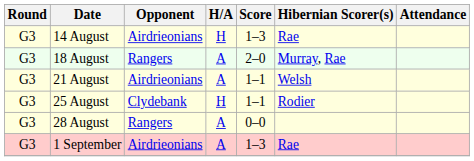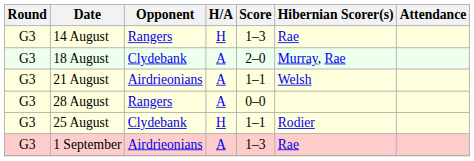(165, 36) Airdrieonians -> (150, 36) Rangers
(150, 58) Rangers -> (157, 58) Clydebank
rows swapped: (81, 101) <-> (81, 123)
